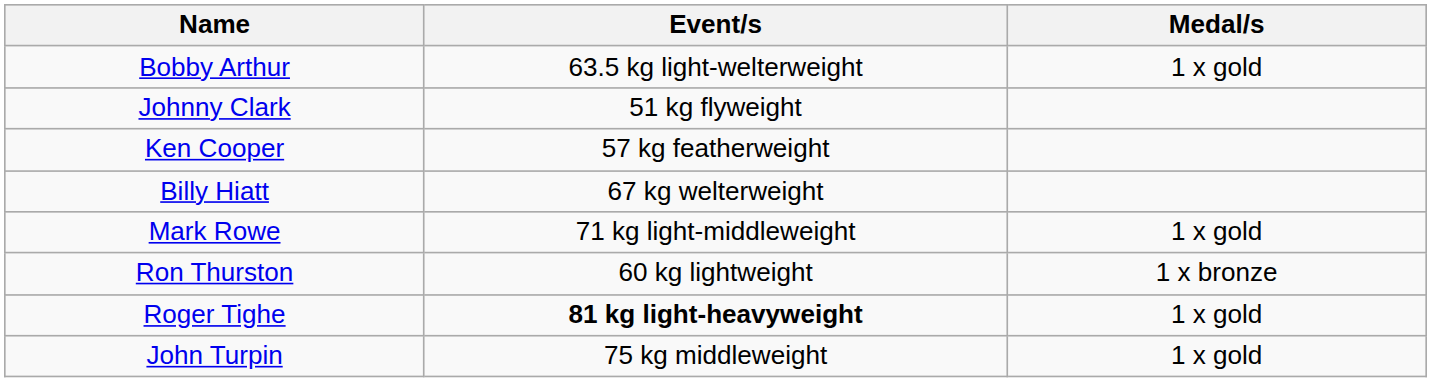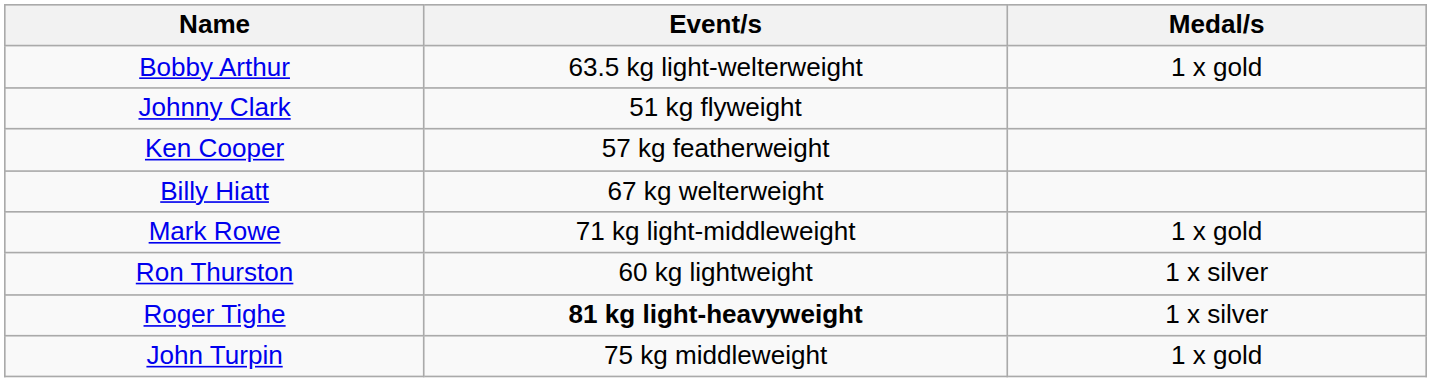(1217, 273) 1 x bronze -> (1217, 273) 1 x silver
(1217, 314) 1 x gold -> (1217, 314) 1 x silver
